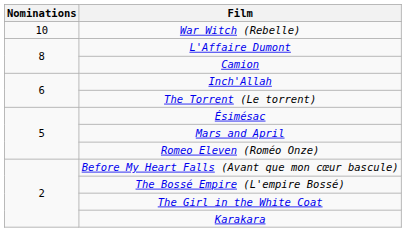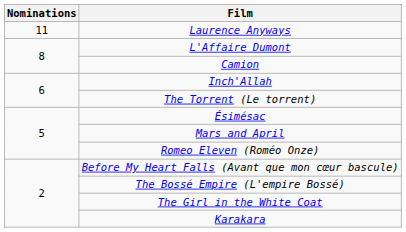+ row: (240, 30)
- row: (240, 30)
